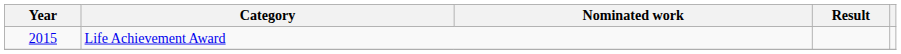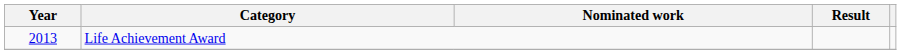(43, 37) 2015 -> (43, 37) 2013
